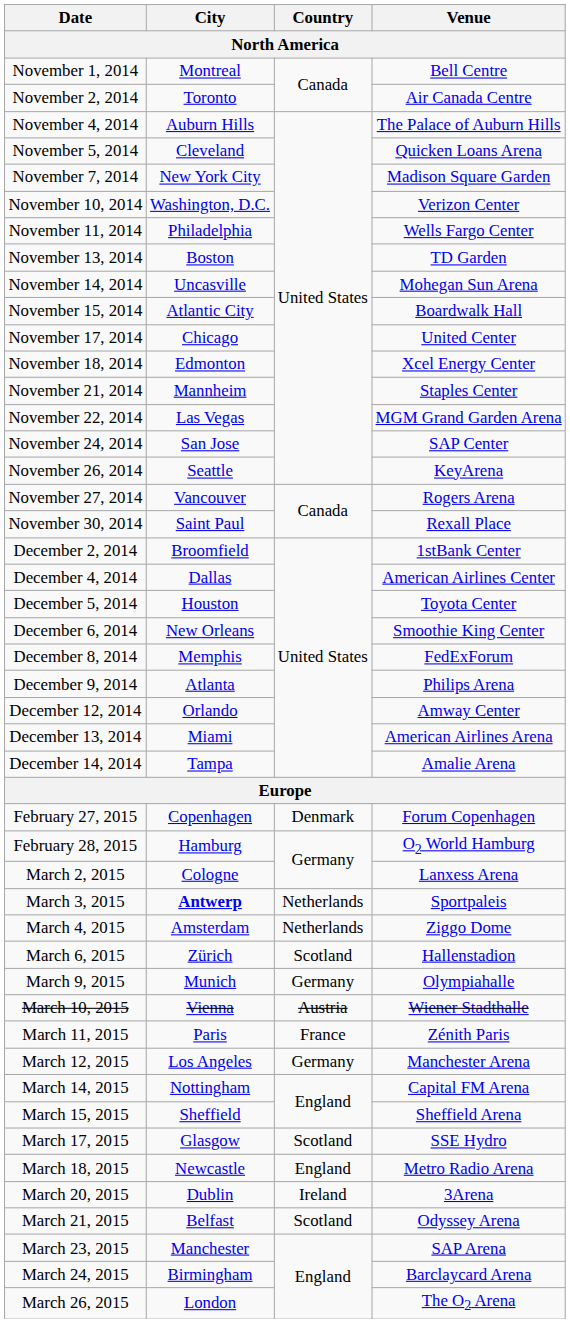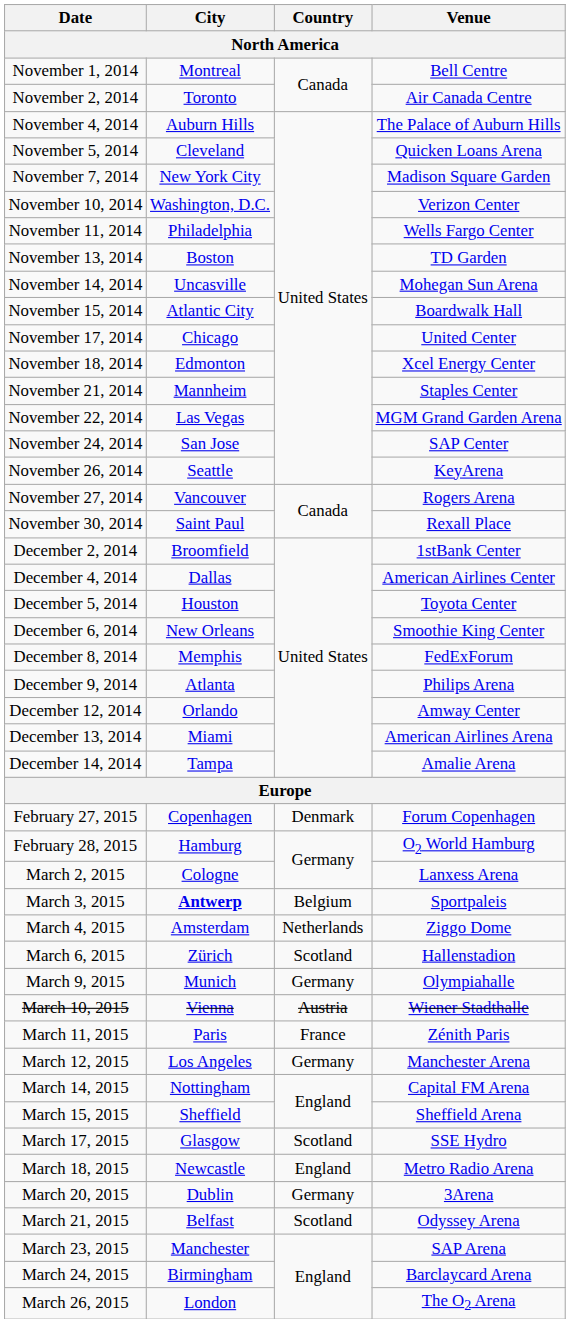(323, 901) Netherlands -> (323, 901) Belgium
(323, 1194) Ireland -> (323, 1194) Germany
